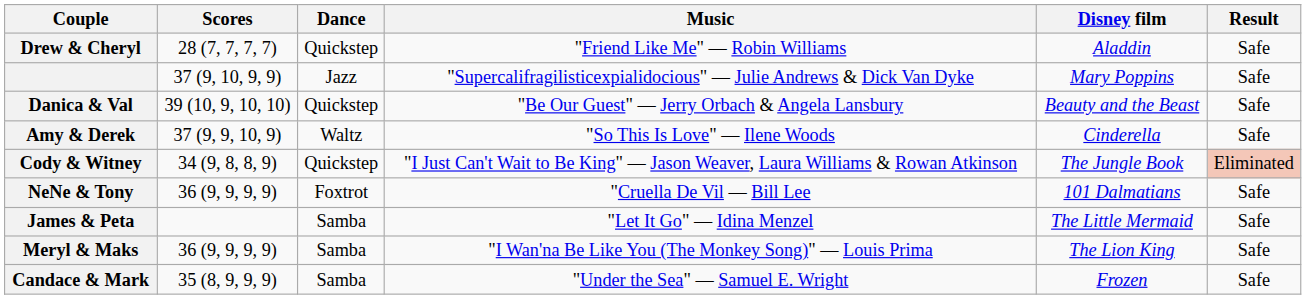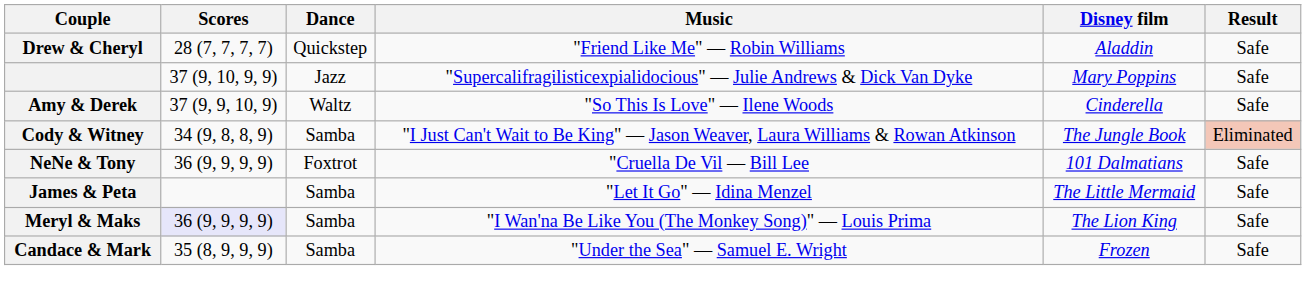- row: (81, 105)
(341, 163) Quickstep -> (330, 134) Samba
(227, 250) no background -> (223, 221) lavender background
